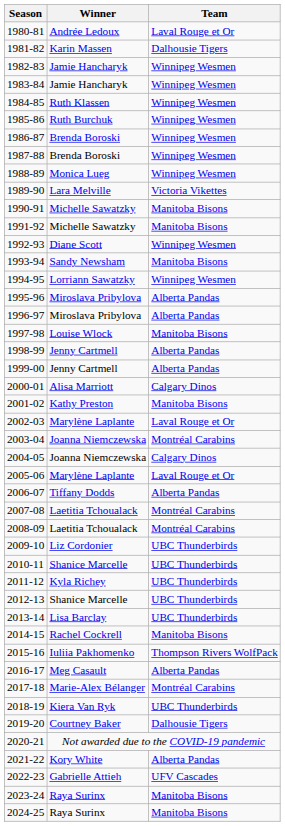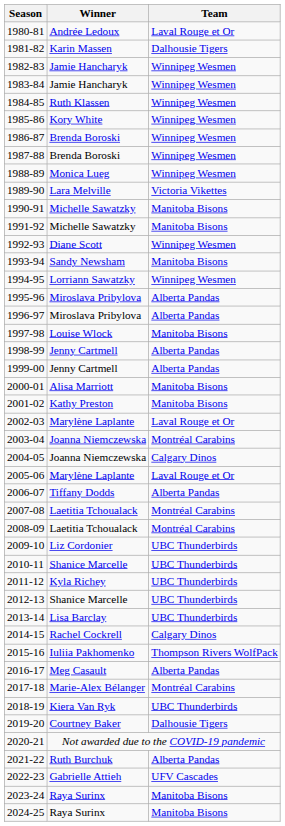(81, 119) Ruth Burchuk -> (76, 119) Kory White
(184, 386) Calgary Dinos -> (189, 386) Manitoba Bisons
(189, 635) Manitoba Bisons -> (184, 635) Calgary Dinos
(76, 759) Kory White -> (81, 759) Ruth Burchuk
